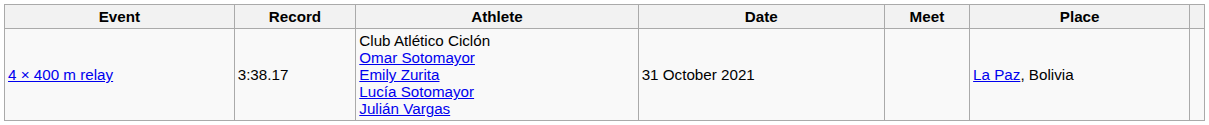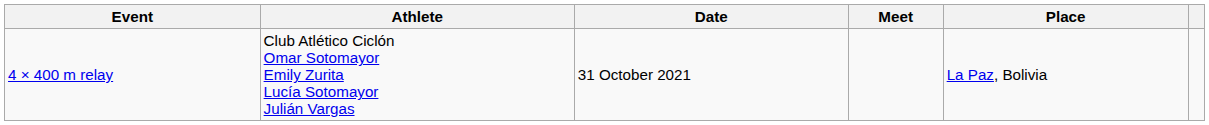- column: (295, 17)
